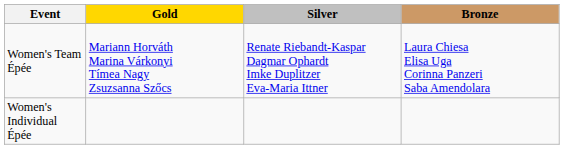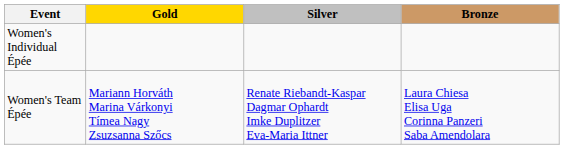rows swapped: (32, 121) <-> (44, 60)
